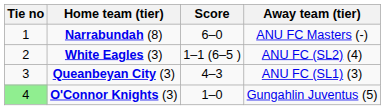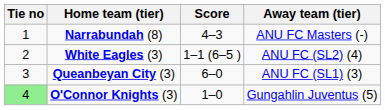(212, 34) 6–0 -> (212, 34) 4–3
(212, 74) 4–3 -> (212, 74) 6–0
